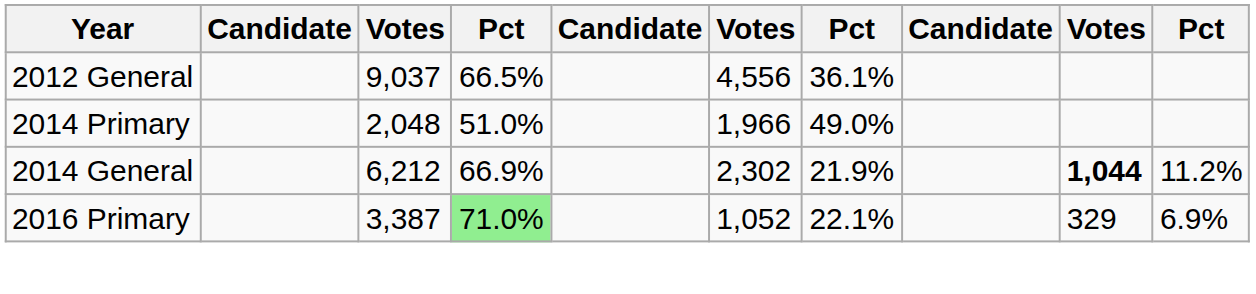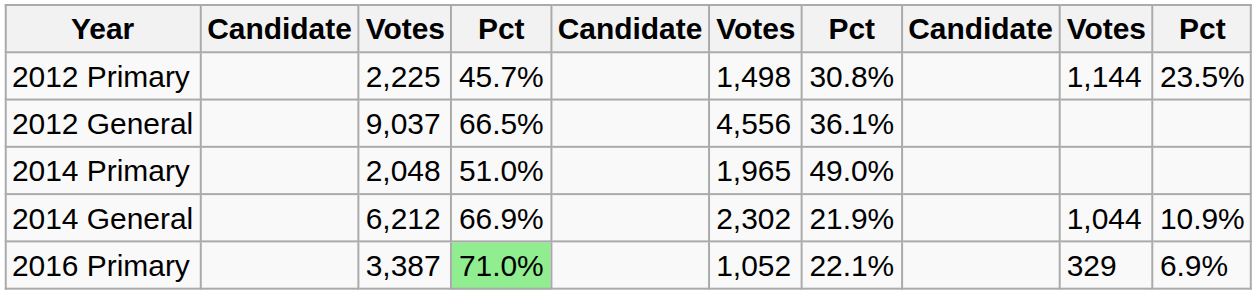+ row: (101, 76)
(754, 123) 1,966 -> (754, 171) 1,965
(1104, 171) bold -> (1104, 218) normal
(1201, 171) 11.2% -> (1202, 218) 10.9%
